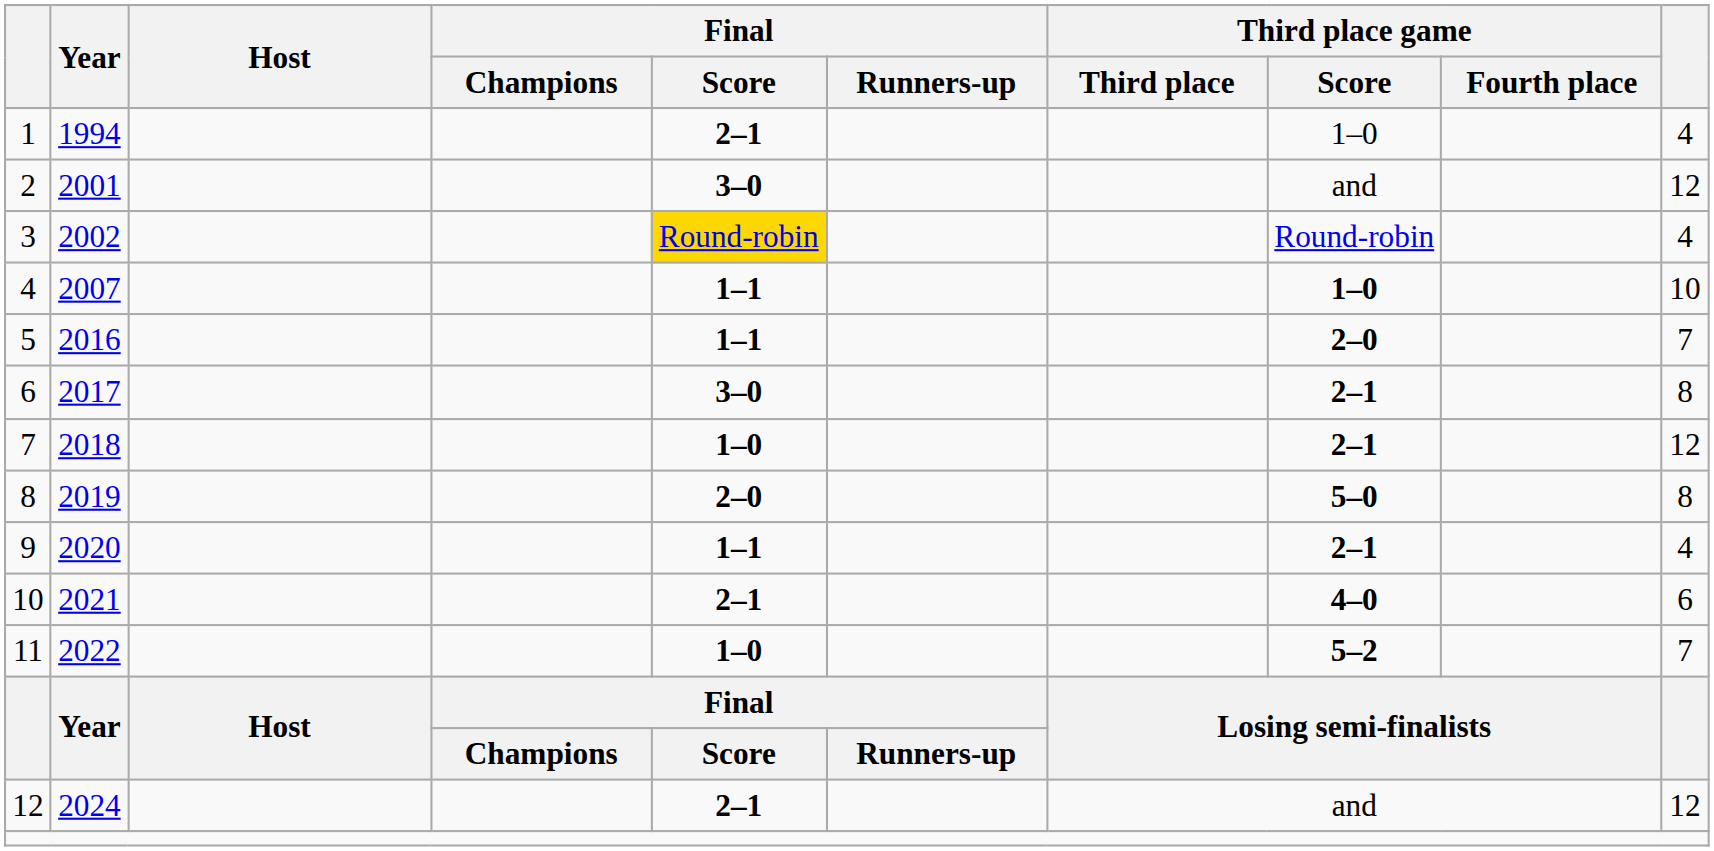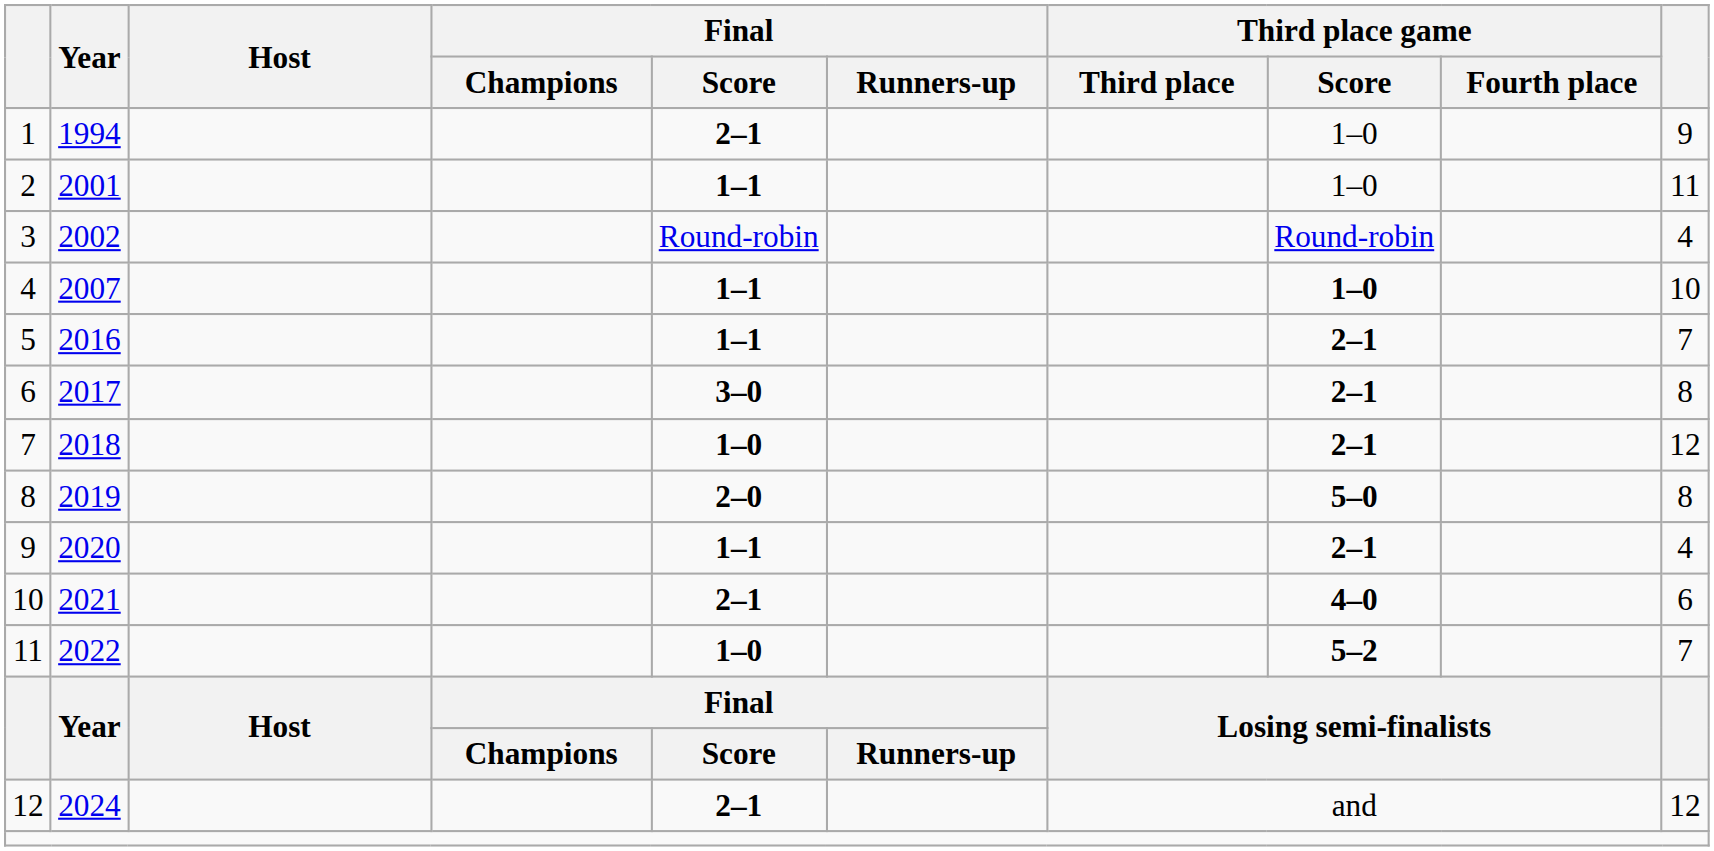(1685, 133) 4 -> (1685, 133) 9
(739, 185) 3–0 -> (739, 185) 1–1
(1354, 185) and -> (1354, 185) 1–0
(1685, 185) 12 -> (1685, 185) 11
(739, 237) gold background -> (739, 237) no background
(1354, 340) 2–0 -> (1354, 340) 2–1
